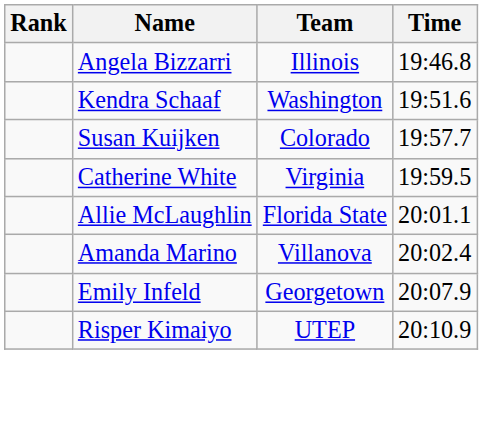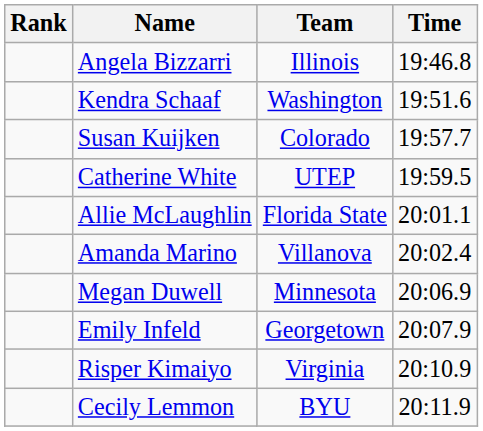(325, 176) Virginia -> (325, 176) UTEP
+ row: (150, 291)
(325, 330) UTEP -> (325, 368) Virginia
+ row: (156, 406)
